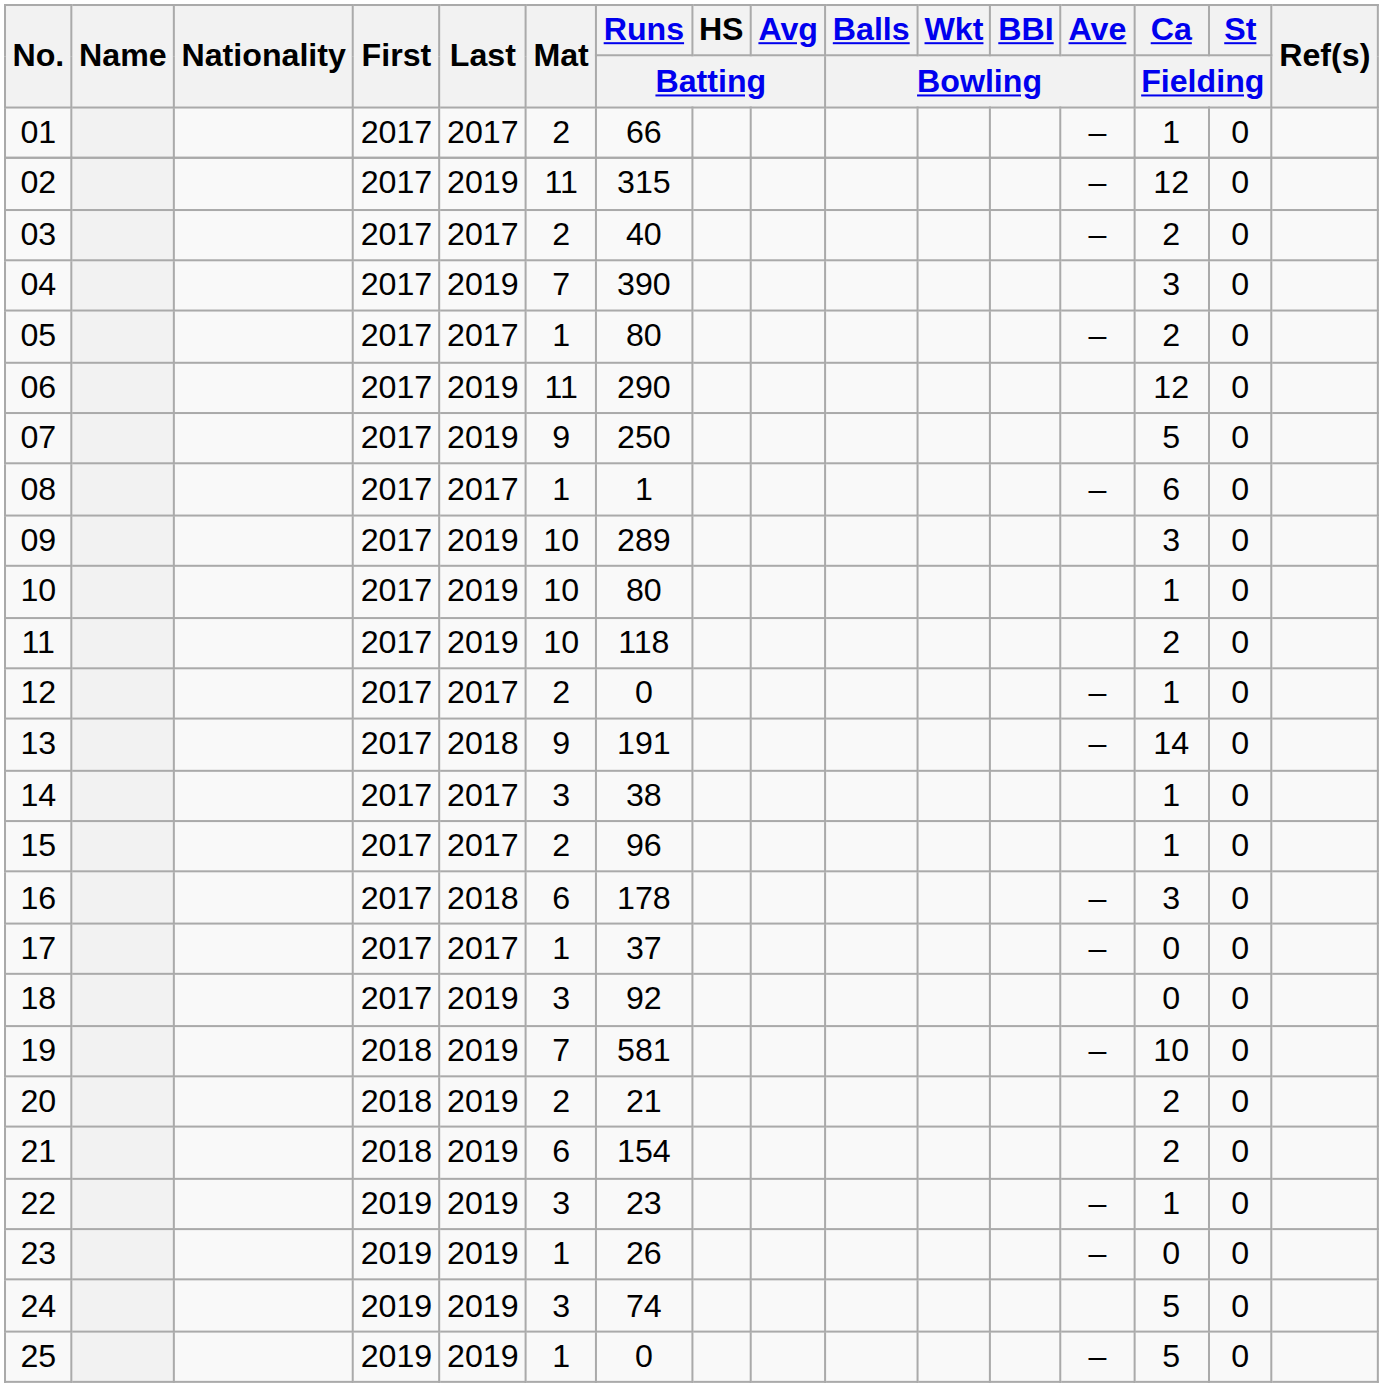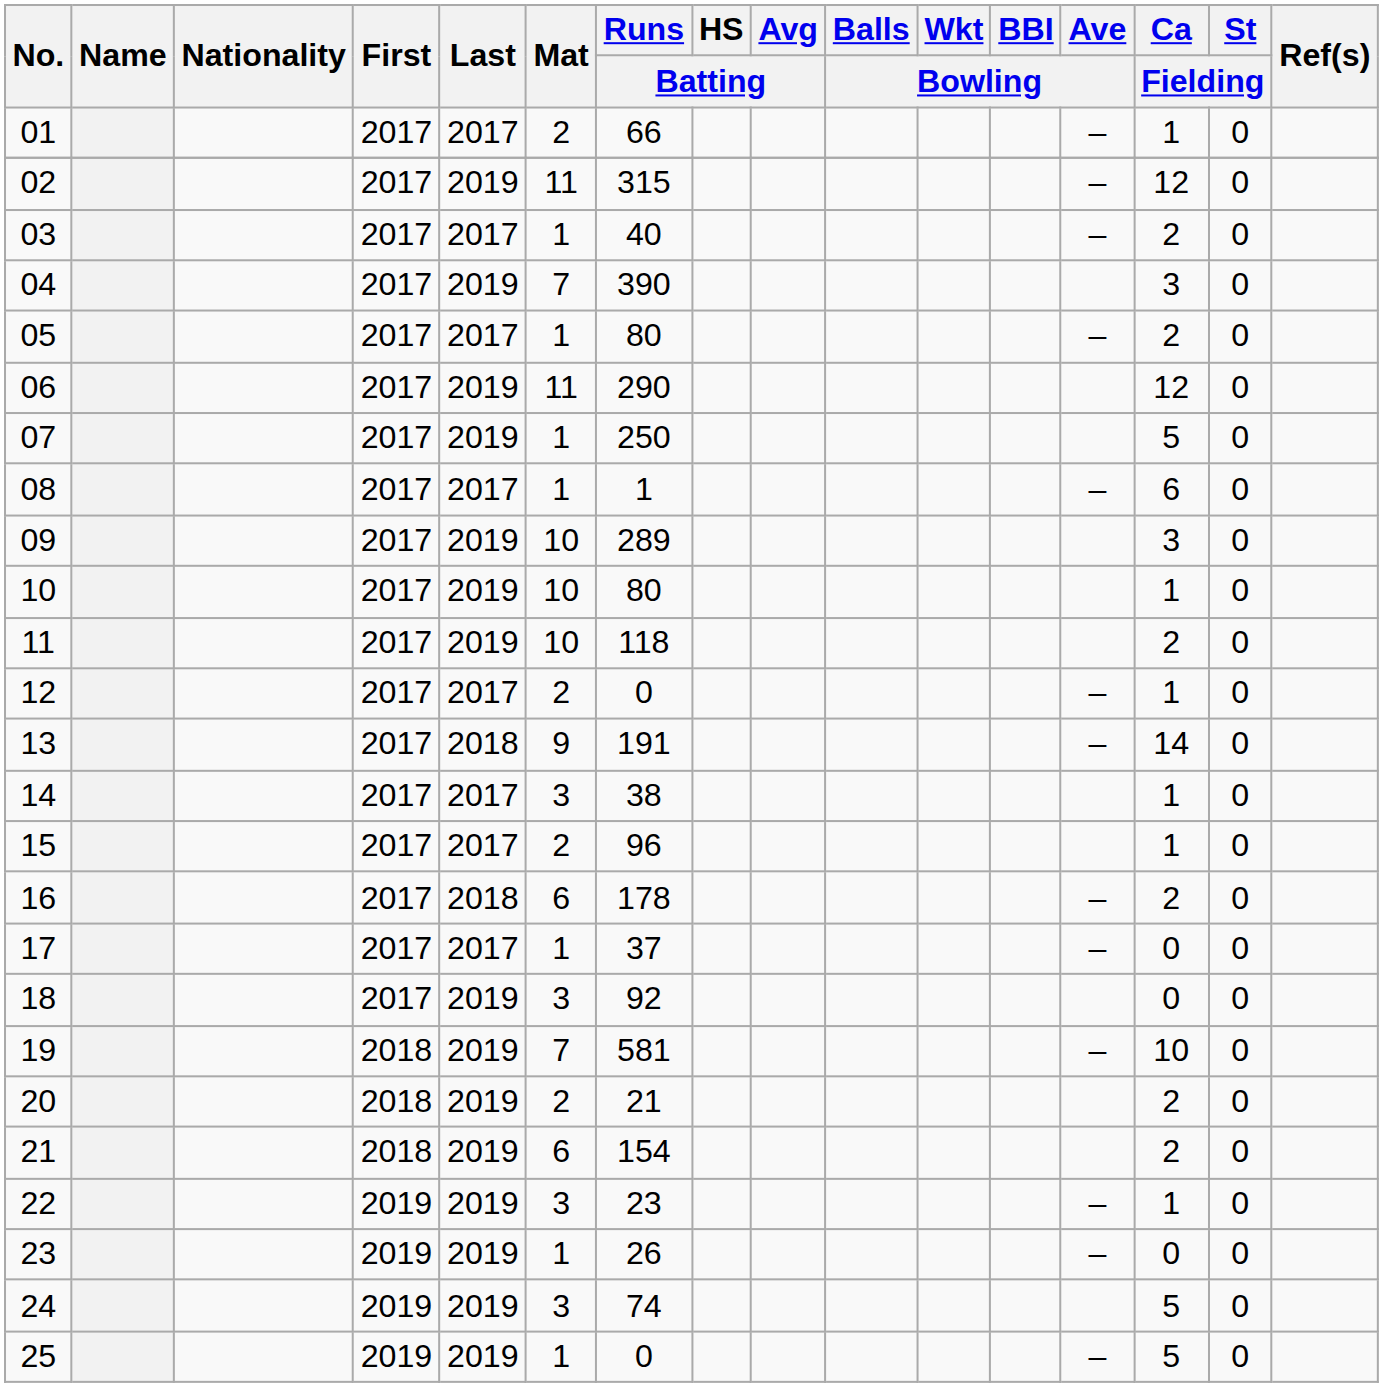(561, 234) 2 -> (561, 234) 1
(561, 438) 9 -> (561, 438) 1
(1171, 897) 3 -> (1171, 897) 2
